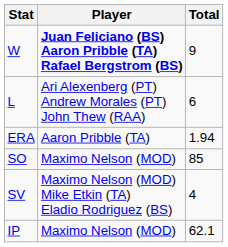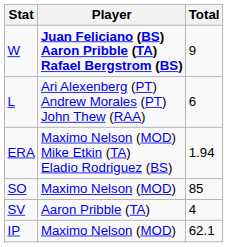(95, 137) Aaron Pribble (TA) -> (108, 152) Maximo Nelson (MOD) Mike Etkin (TA) Eladio Rodriguez (BS)
(108, 195) Maximo Nelson (MOD) Mike Etkin (TA) Eladio Rodriguez (BS) -> (95, 209) Aaron Pribble (TA)
